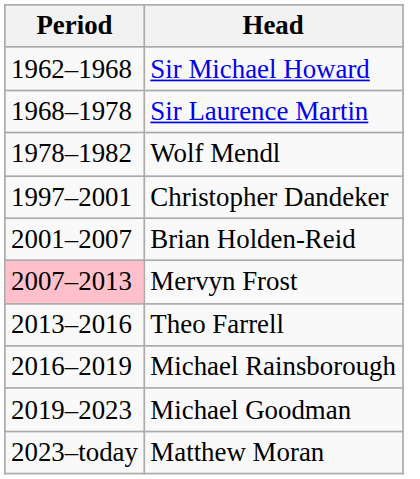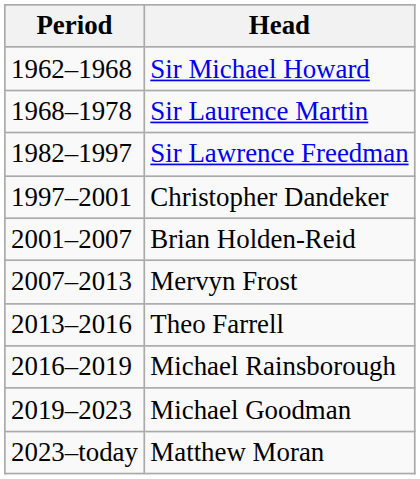- row: (215, 153)
+ row: (279, 153)
(72, 281) pink background -> (72, 281) no background
